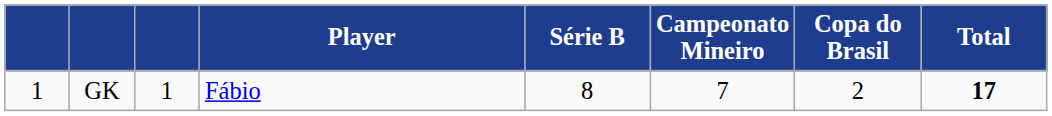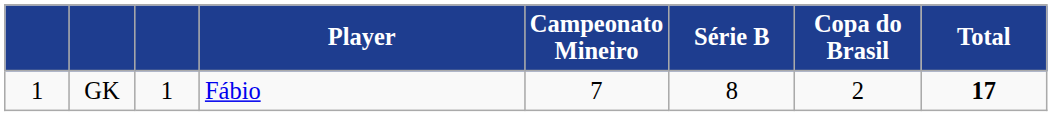columns swapped: (587, 37) <-> (723, 37)
